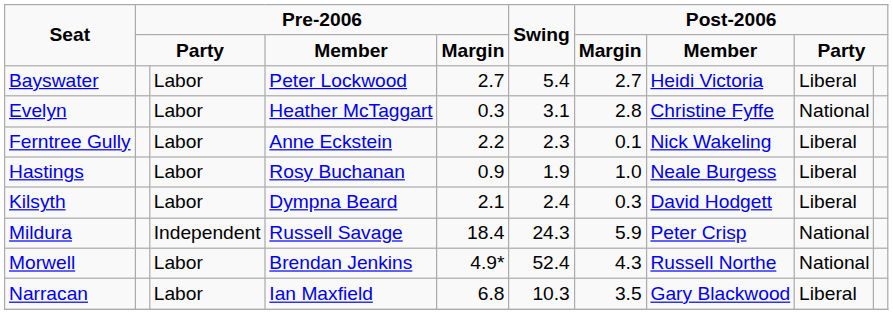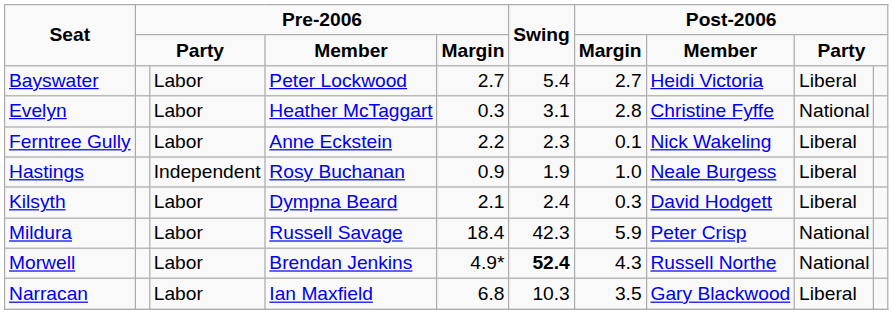(178, 171) Labor -> (207, 171) Independent
(207, 232) Independent -> (178, 232) Labor
(551, 232) 24.3 -> (551, 232) 42.3
(551, 263) normal -> (551, 263) bold
